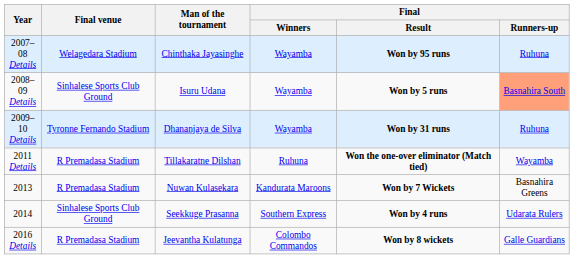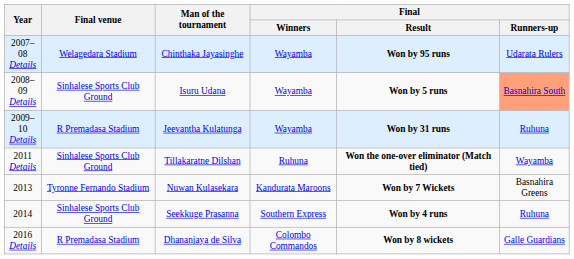(534, 54) Ruhuna -> (534, 54) Udarata Rulers
(98, 129) Tyronne Fernando Stadium -> (98, 129) R Premadasa Stadium
(202, 129) Dhananjaya de Silva -> (202, 129) Jeevantha Kulatunga
(98, 161) R Premadasa Stadium -> (98, 161) Sinhalese Sports Club Ground
(98, 188) R Premadasa Stadium -> (98, 188) Tyronne Fernando Stadium
(534, 214) Udarata Rulers -> (534, 214) Ruhuna
(202, 241) Jeevantha Kulatunga -> (202, 241) Dhananjaya de Silva
